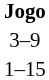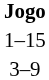rows swapped: (25, 40) <-> (25, 69)
